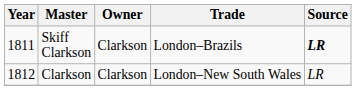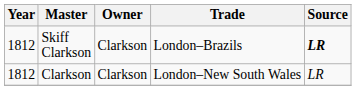(21, 44) 1811 -> (21, 44) 1812
